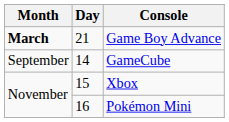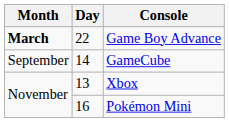(82, 38) 21 -> (82, 38) 22
(82, 83) 15 -> (82, 83) 13
